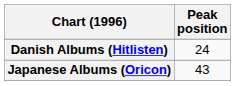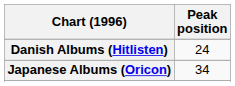(202, 70) 43 -> (202, 70) 34
